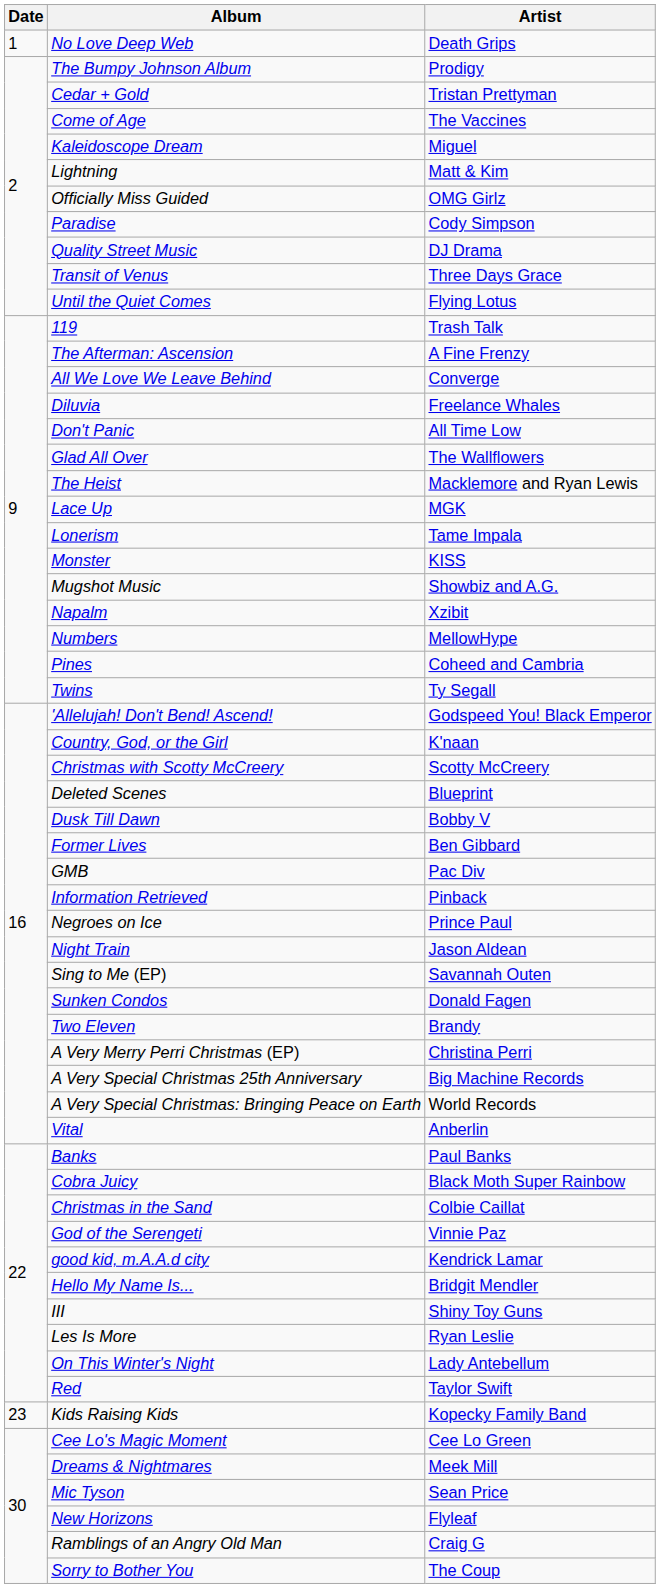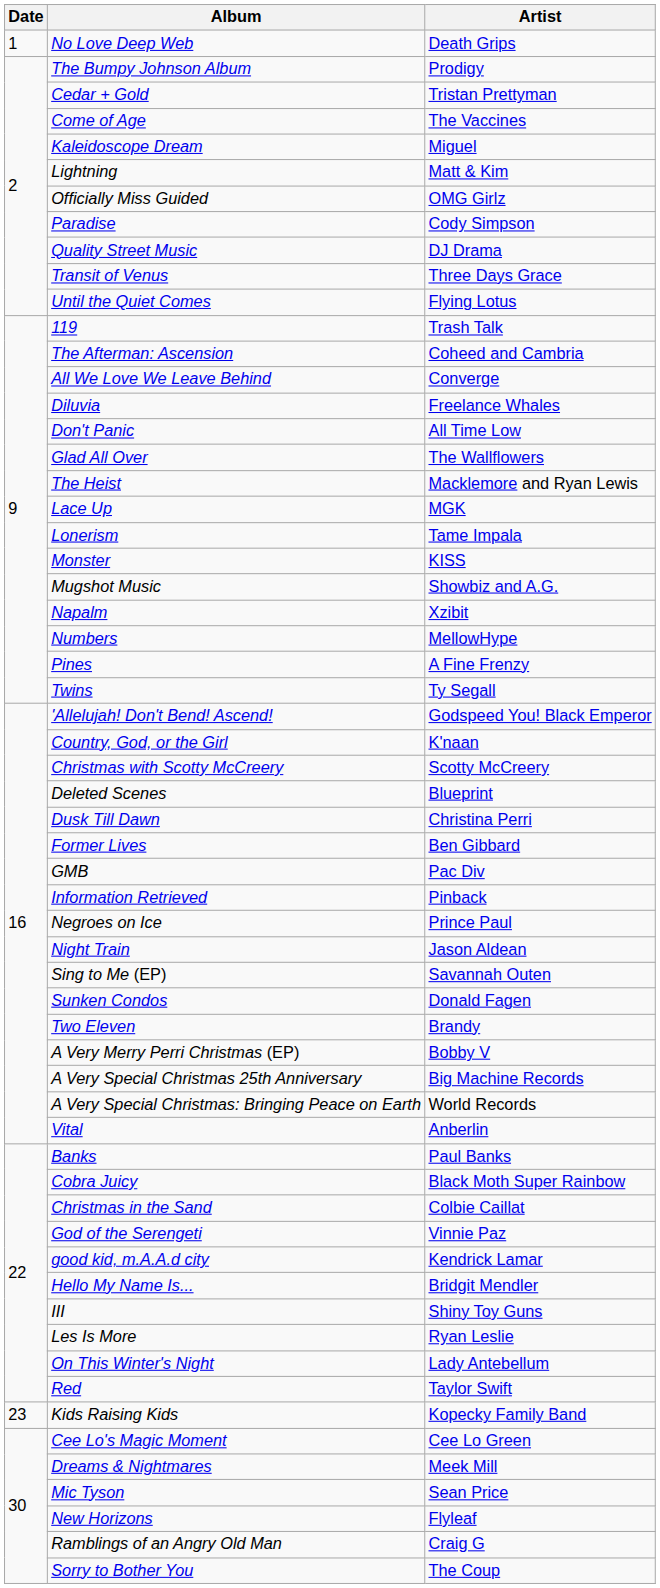(479, 353) A Fine Frenzy -> (506, 353) Coheed and Cambria
(506, 664) Coheed and Cambria -> (479, 664) A Fine Frenzy
(459, 819) Bobby V -> (480, 819) Christina Perri
(480, 1052) Christina Perri -> (459, 1052) Bobby V
